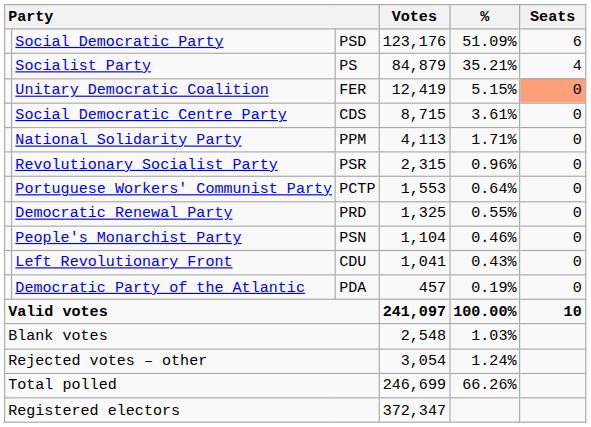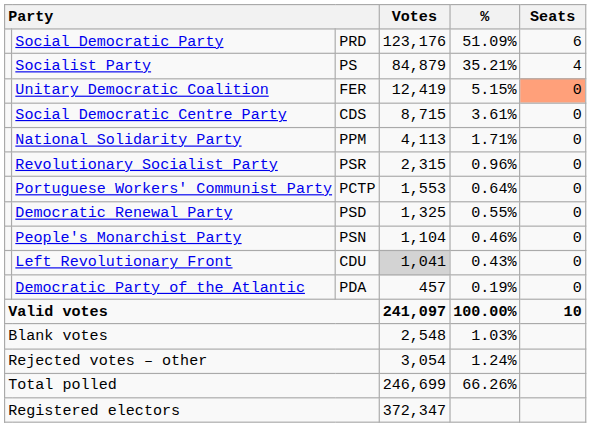(353, 41) PSD -> (353, 41) PRD
(353, 213) PRD -> (353, 213) PSD
(423, 263) no background -> (423, 263) lightgrey background
